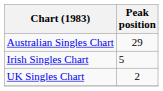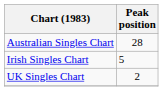(137, 42) 29 -> (137, 42) 28
